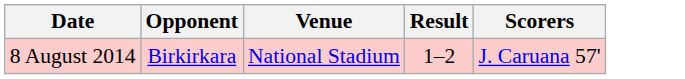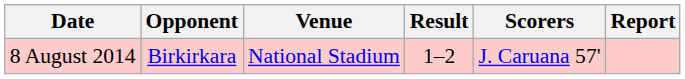+ column: (643, 21)
